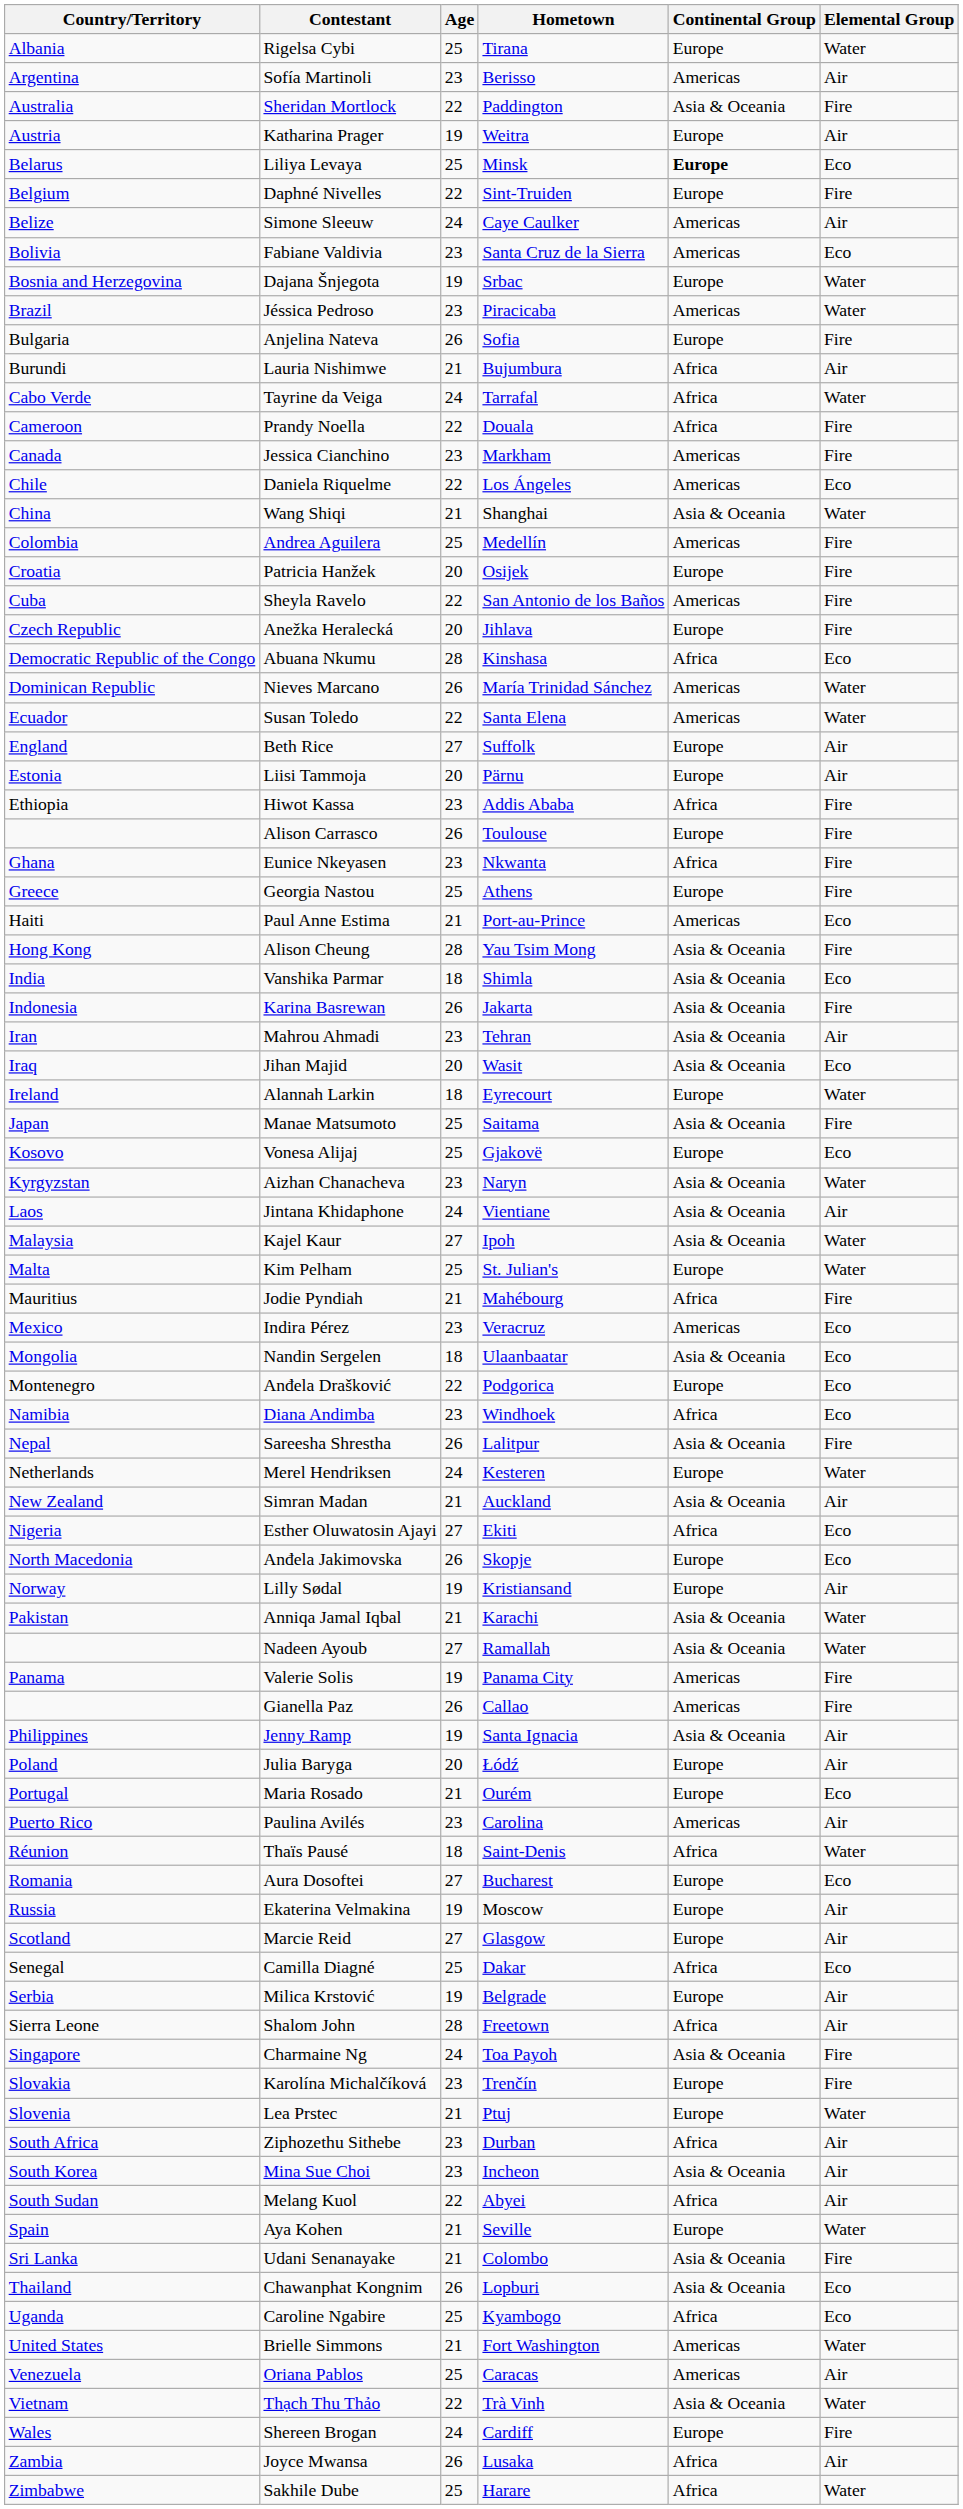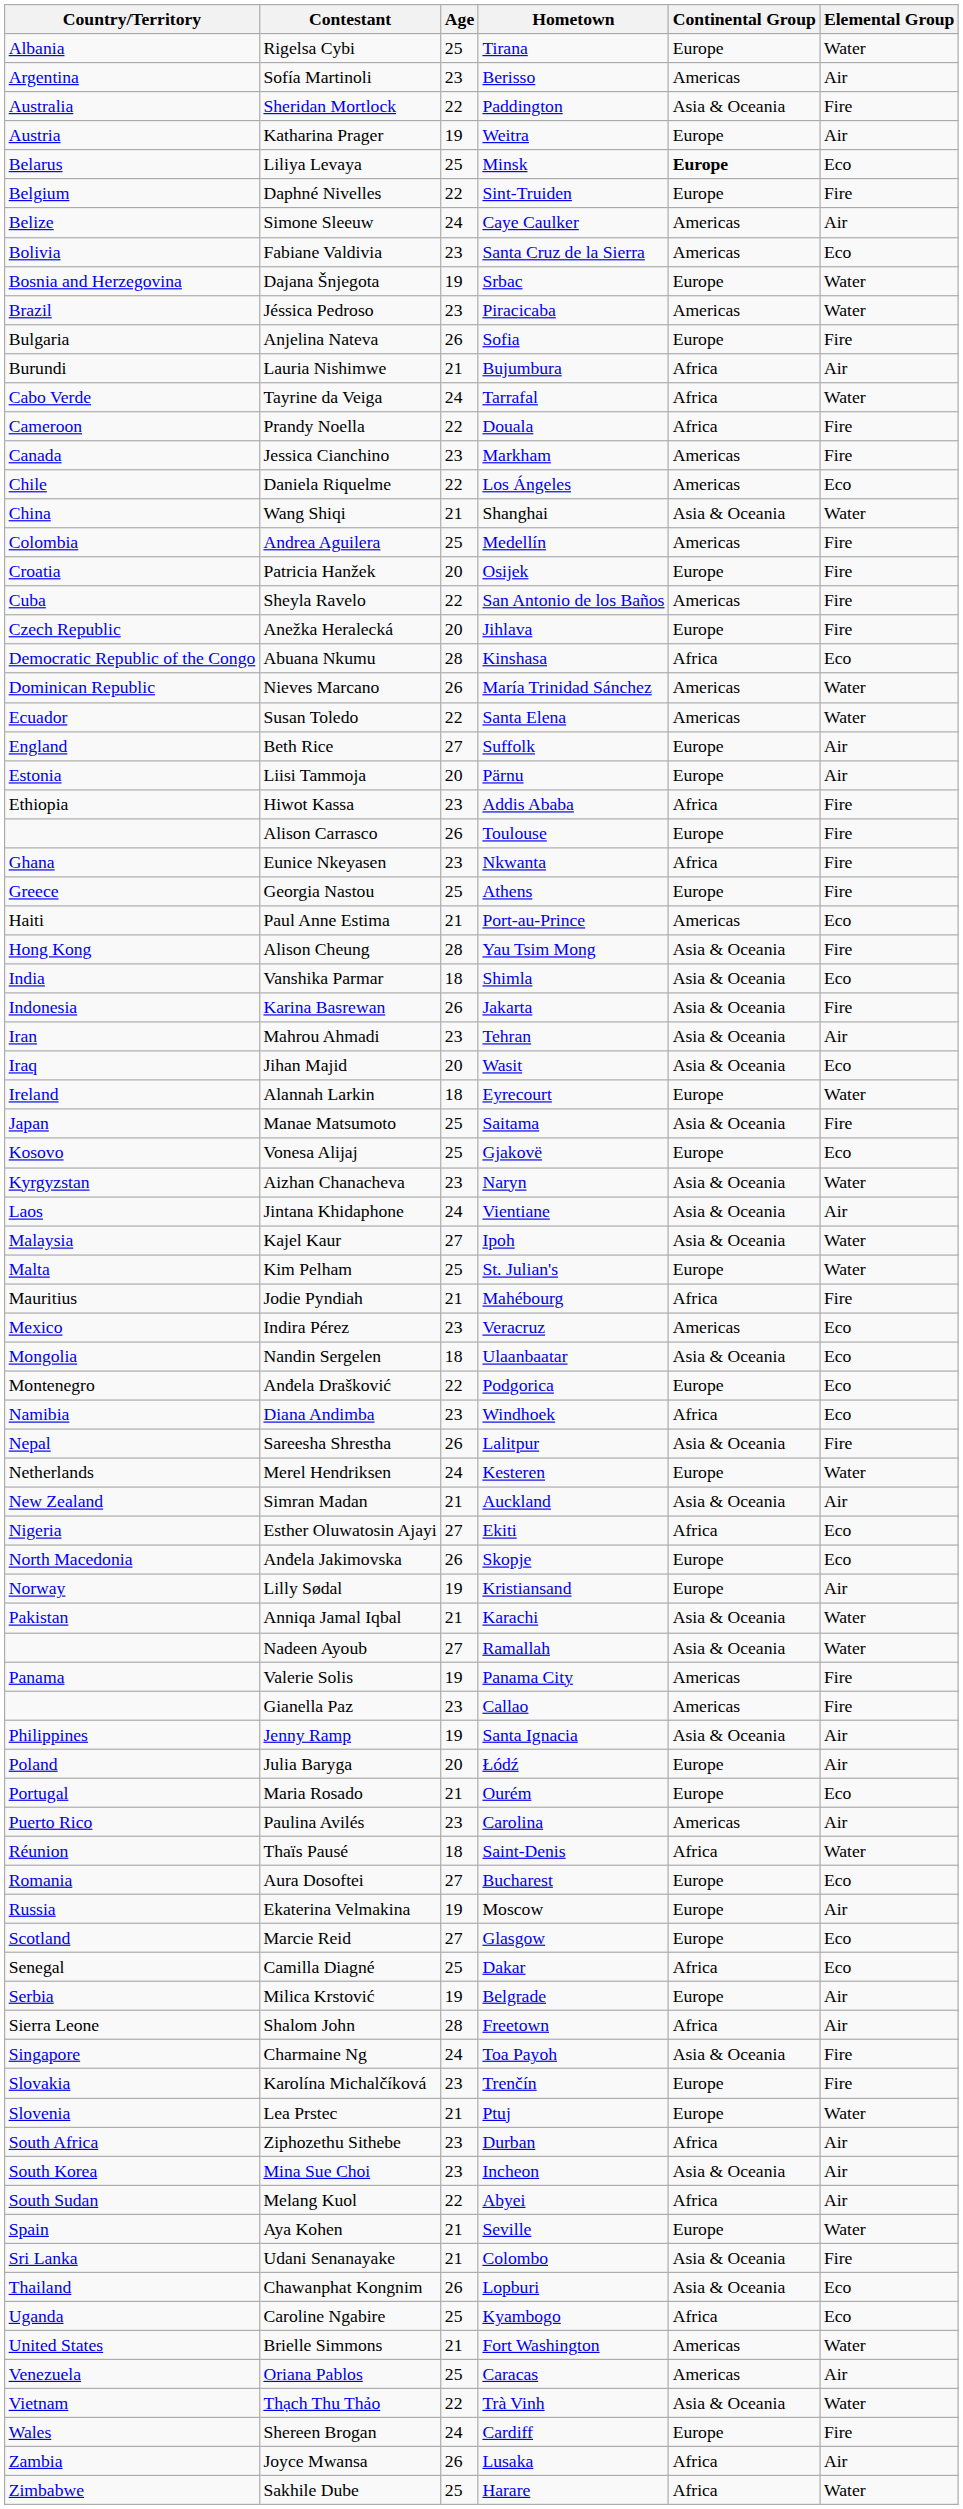(454, 1705) 26 -> (454, 1705) 23
(836, 1938) Air -> (838, 1938) Eco
